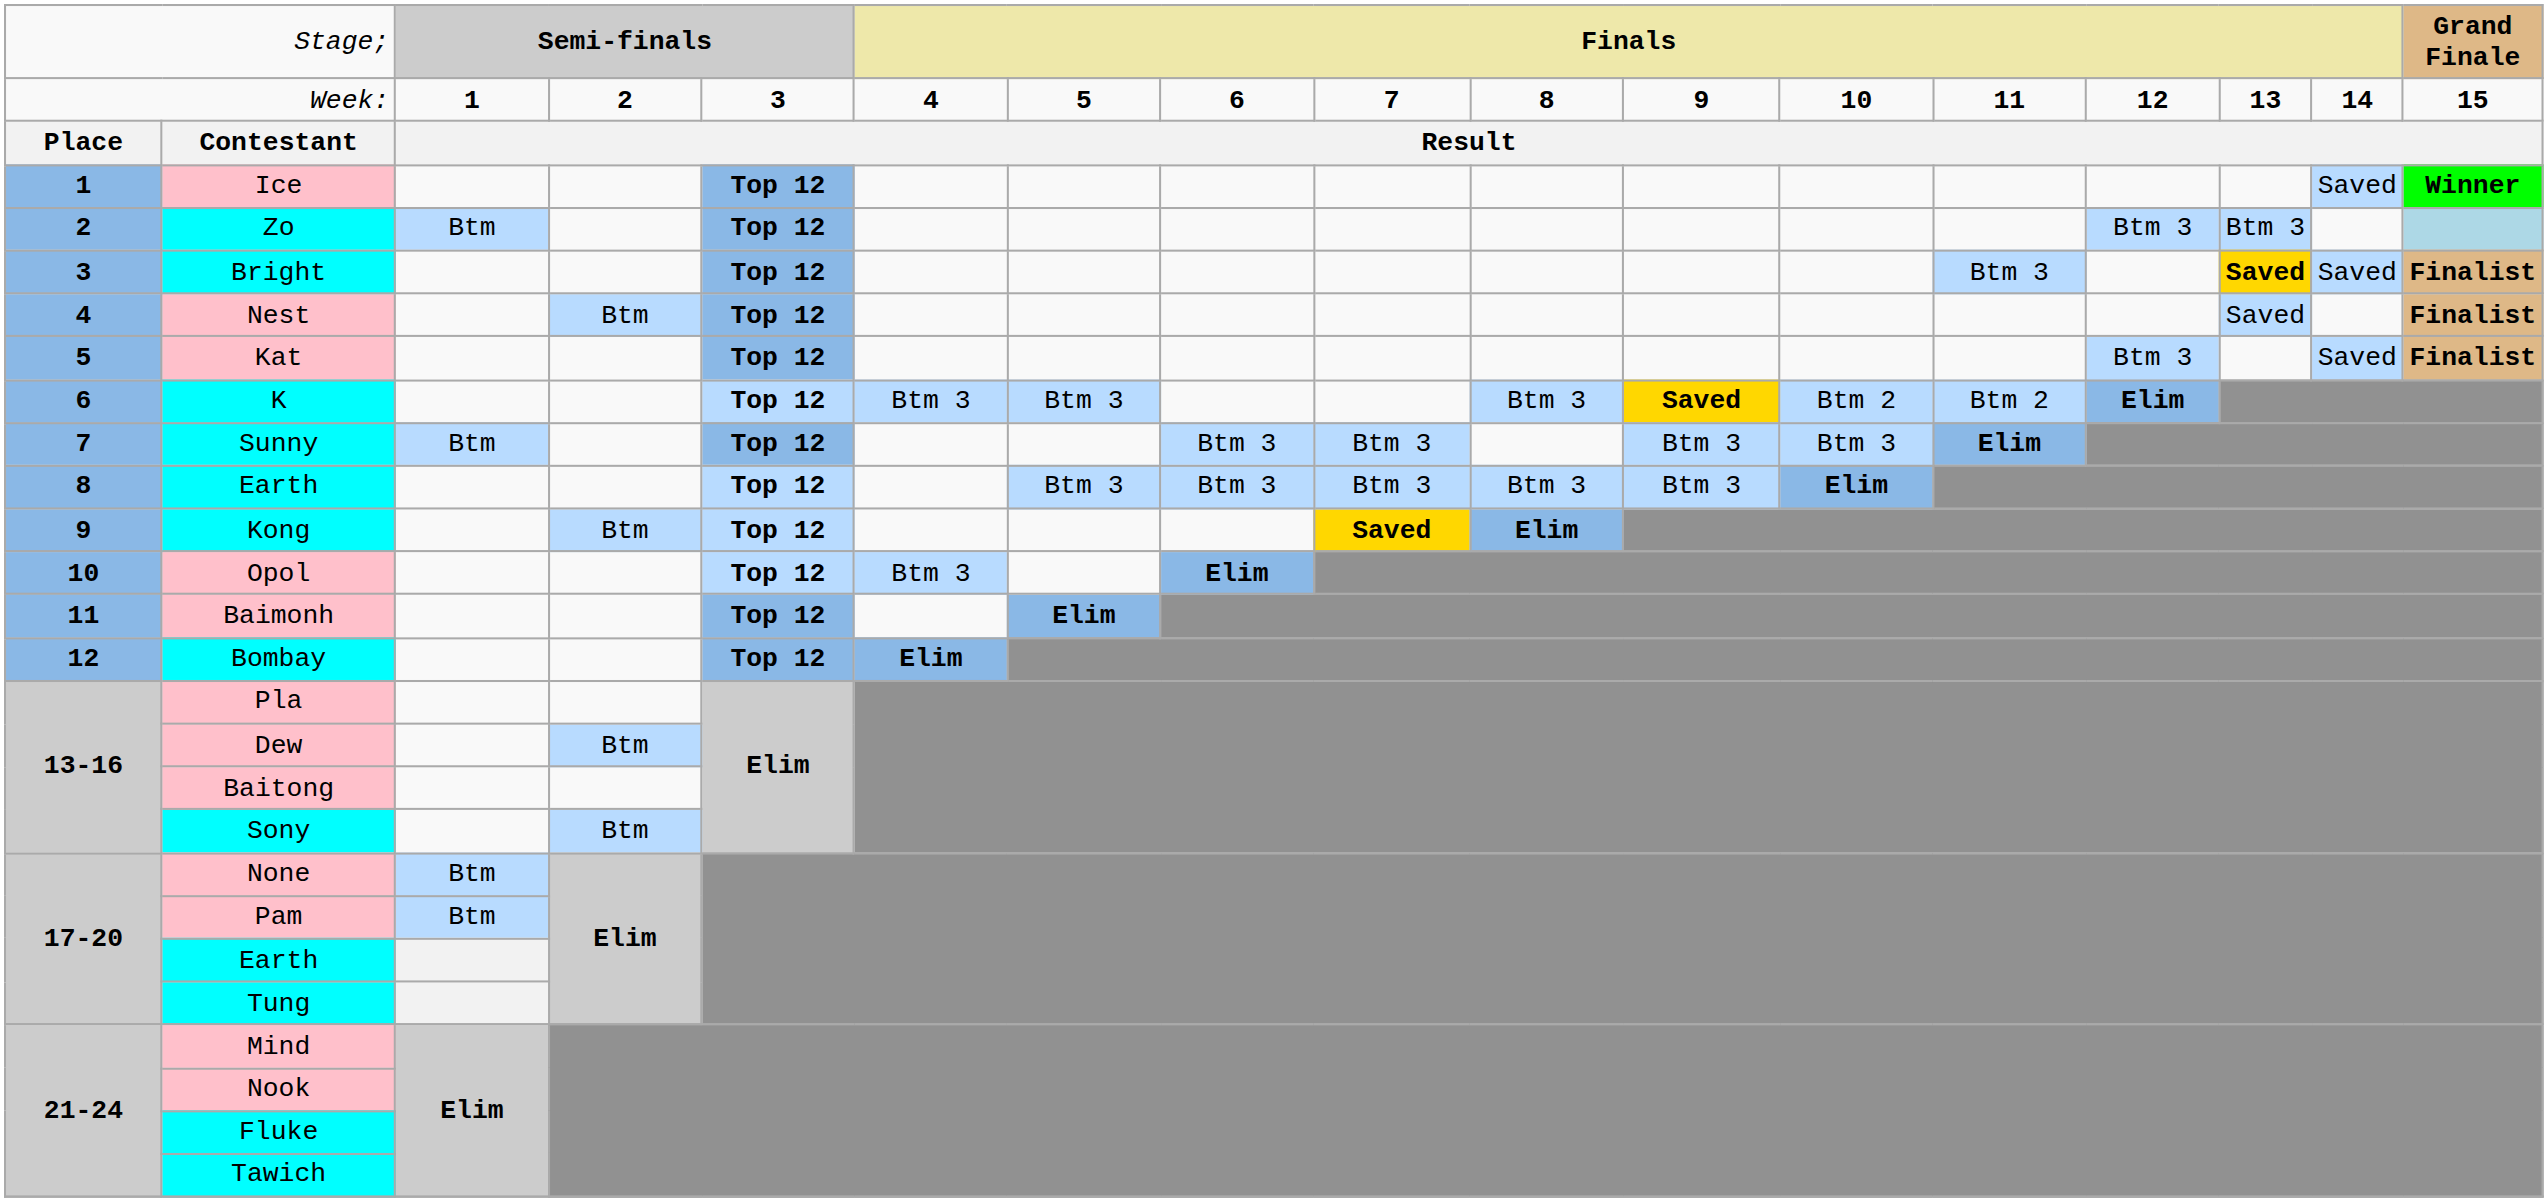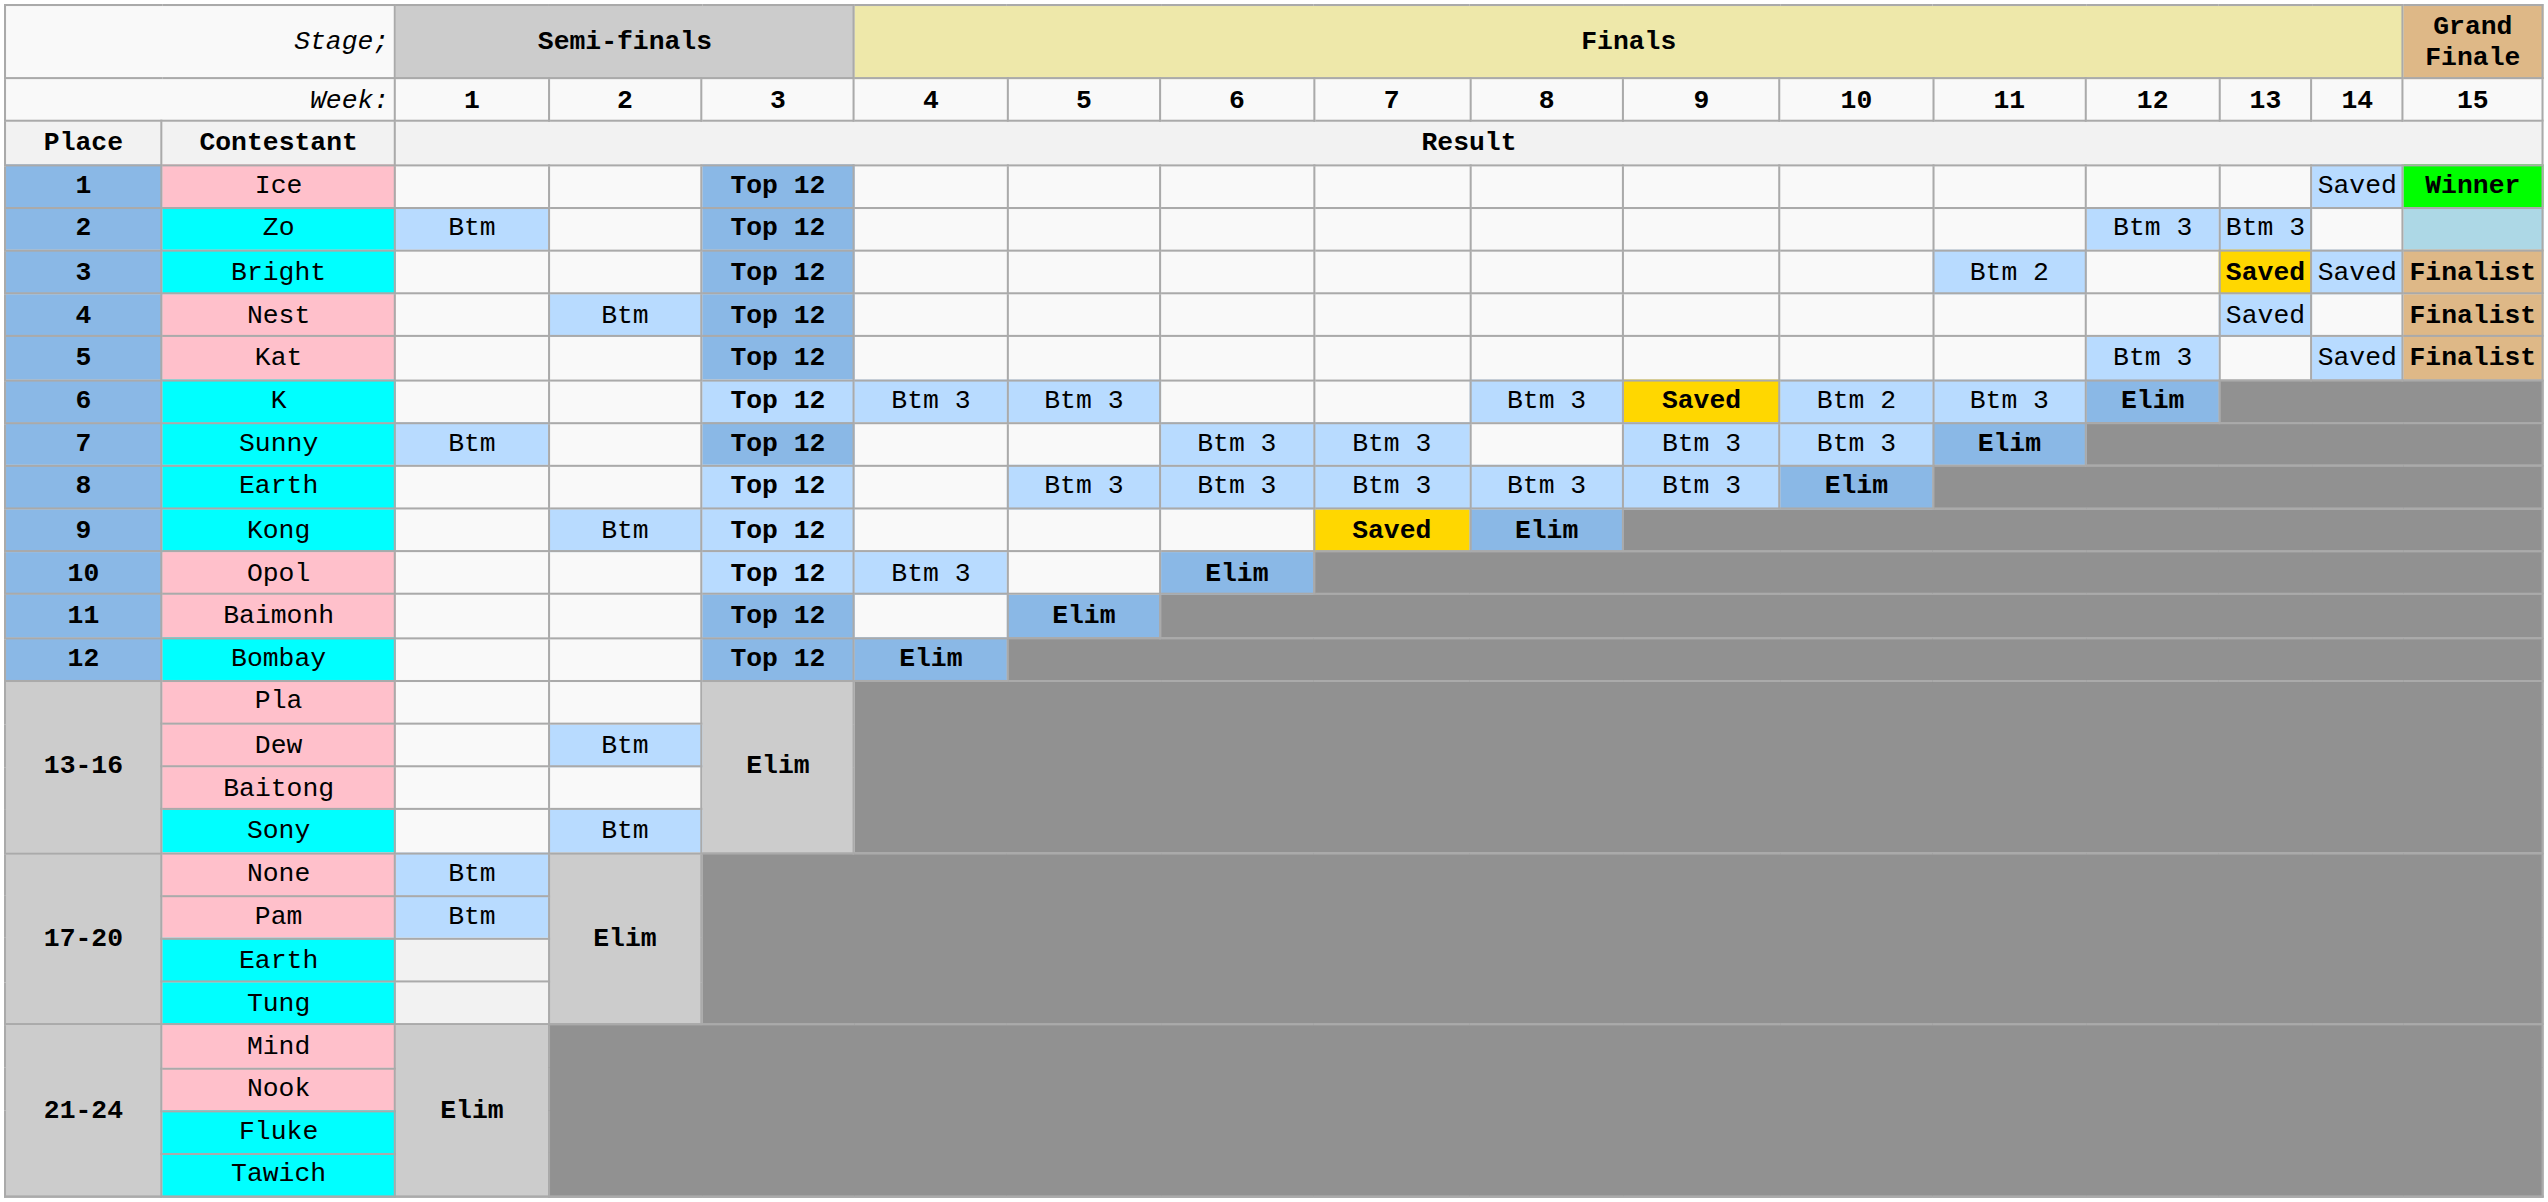(2009, 272) Btm 3 -> (2009, 272) Btm 2
(2009, 401) Btm 2 -> (2009, 401) Btm 3
